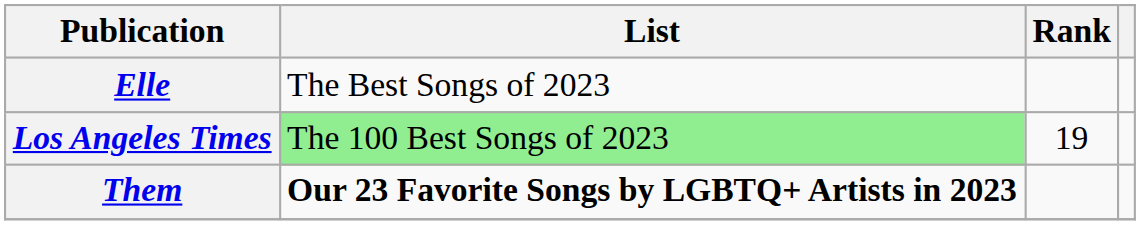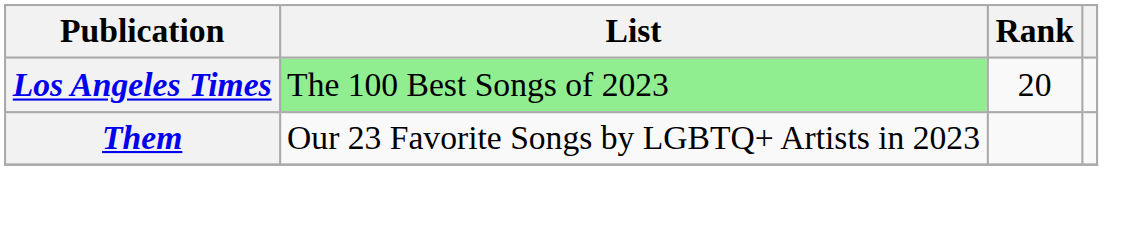- row: (142, 84)
(1072, 137) 19 -> (1035, 84) 20
(652, 191) bold -> (634, 137) normal
